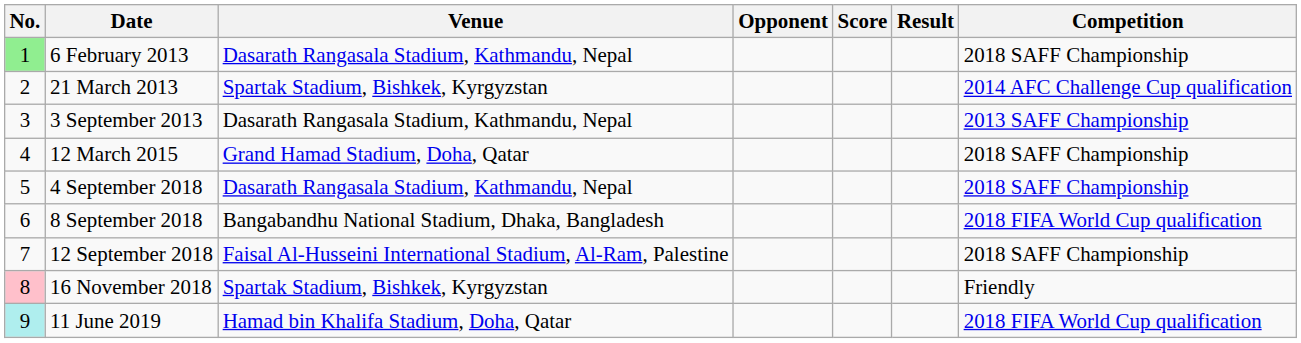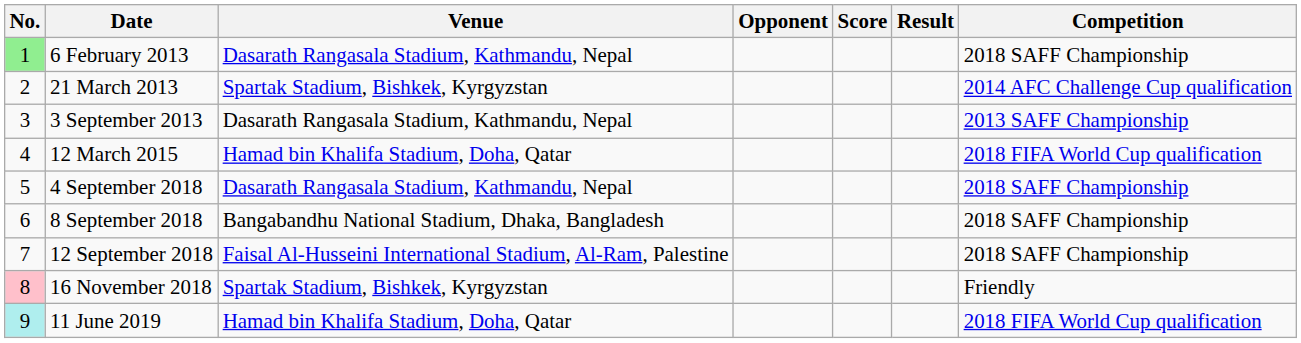(376, 154) Grand Hamad Stadium, Doha, Qatar -> (397, 154) Hamad bin Khalifa Stadium, Doha, Qatar
(1076, 154) 2018 SAFF Championship -> (1113, 154) 2018 FIFA World Cup qualification
(1113, 220) 2018 FIFA World Cup qualification -> (1076, 220) 2018 SAFF Championship
